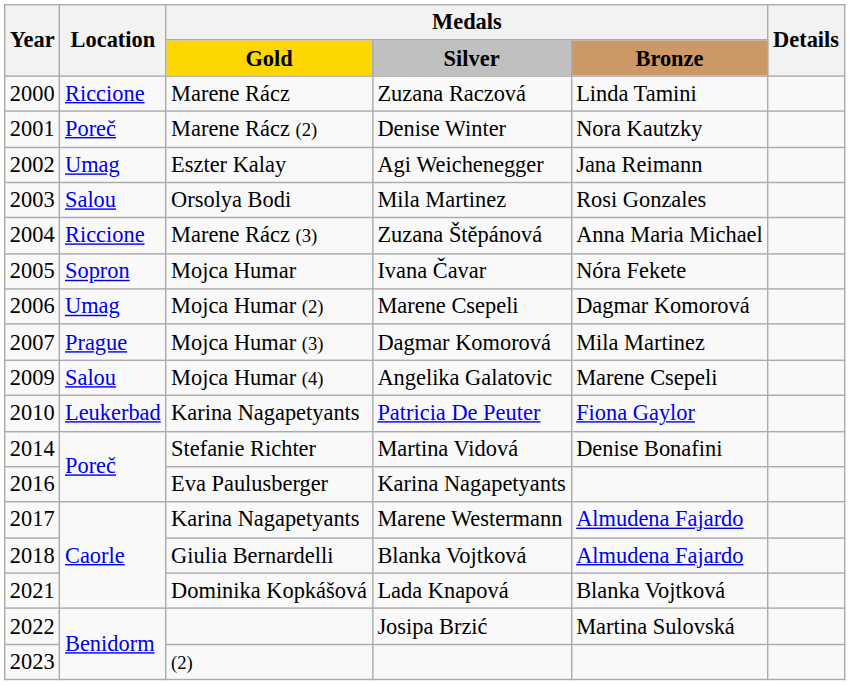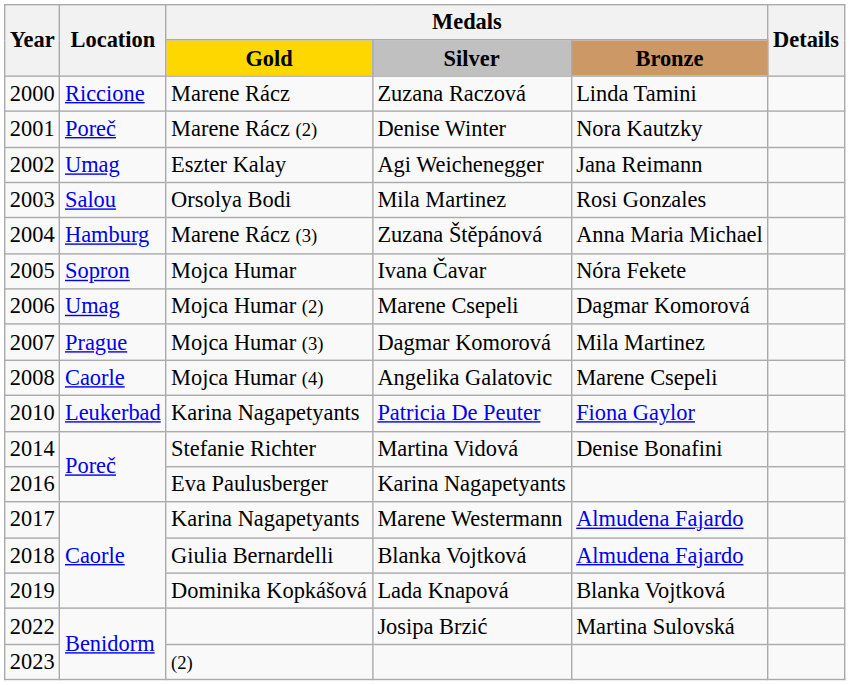(105, 235) Riccione -> (107, 235) Hamburg
(32, 377) 2009 -> (32, 377) 2008
(91, 377) Salou -> (95, 377) Caorle
(32, 590) 2021 -> (32, 590) 2019
